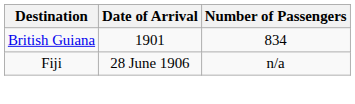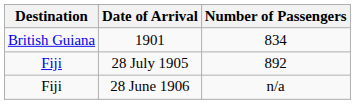+ row: (150, 63)
